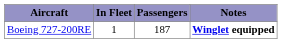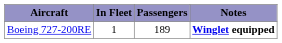(162, 30) 187 -> (162, 30) 189
